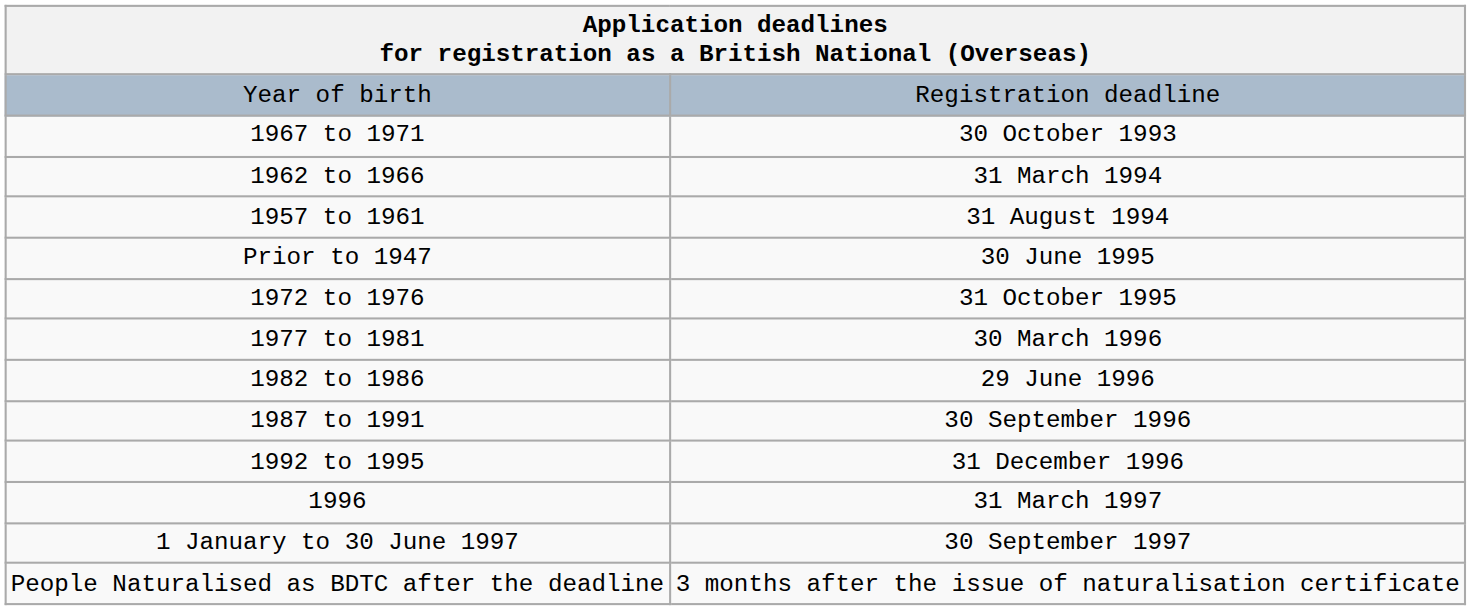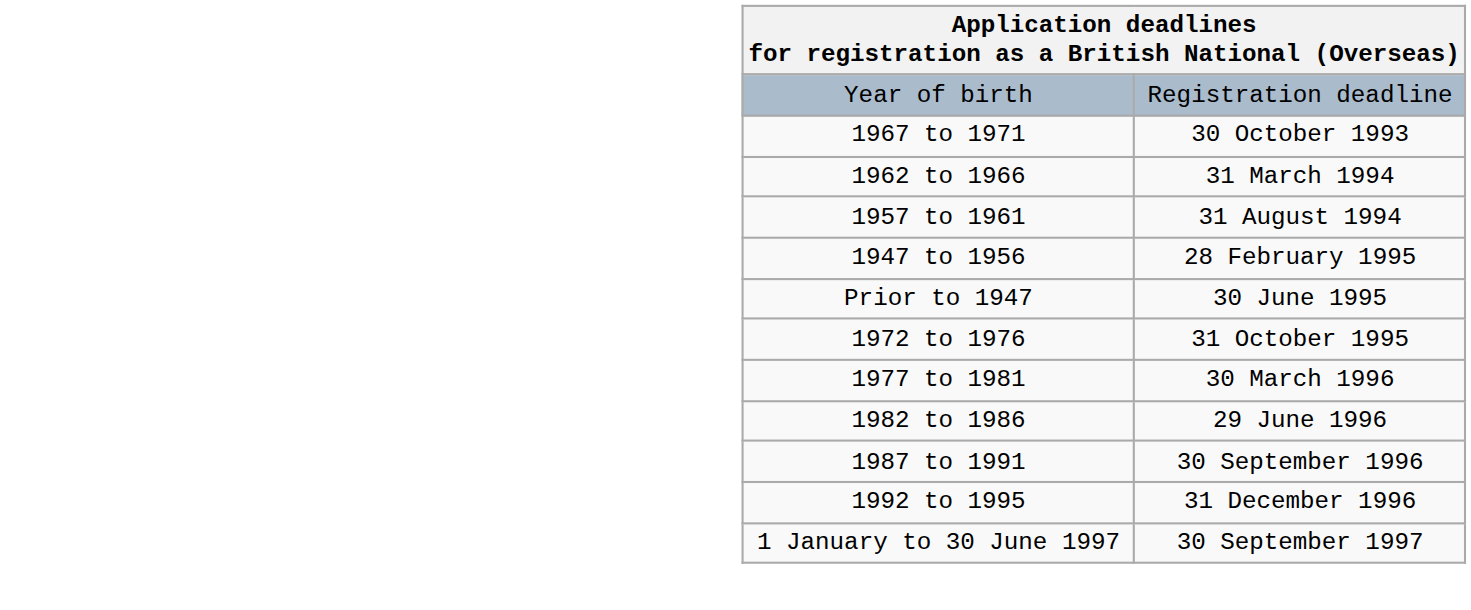+ row: (938, 258)
- row: (337, 502)
- row: (337, 584)
